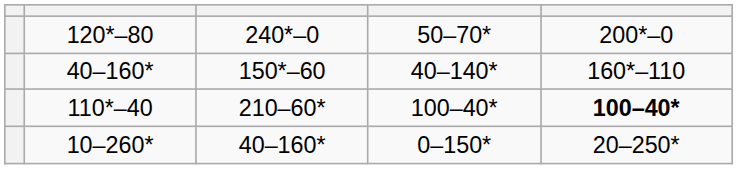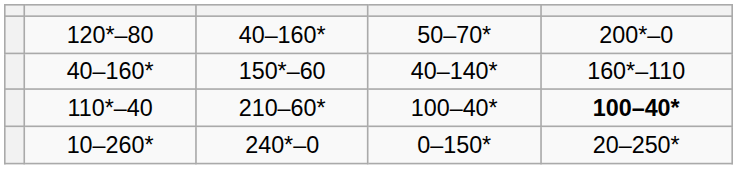(282, 35) 240*–0 -> (282, 35) 40–160*
(282, 145) 40–160* -> (282, 145) 240*–0
